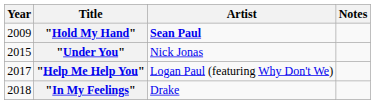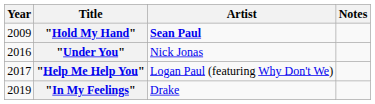(19, 52) 2015 -> (19, 52) 2016
(19, 90) 2018 -> (19, 90) 2019
